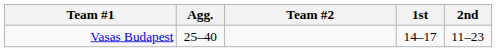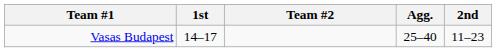columns swapped: (200, 15) <-> (420, 15)
